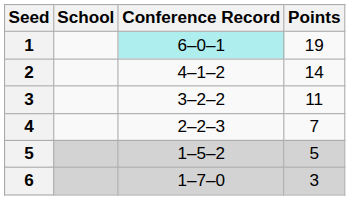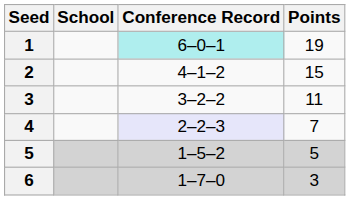(314, 72) 14 -> (314, 72) 15
(201, 126) no background -> (201, 126) lavender background
